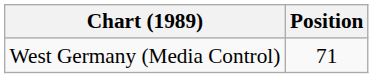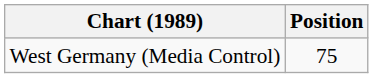(327, 55) 71 -> (327, 55) 75
